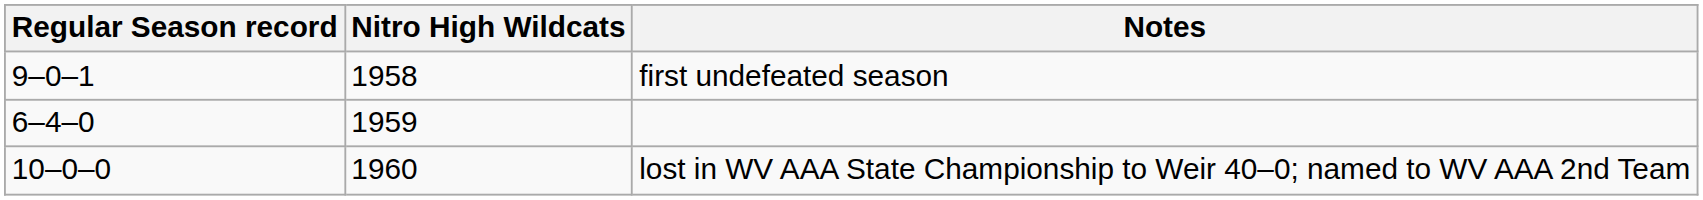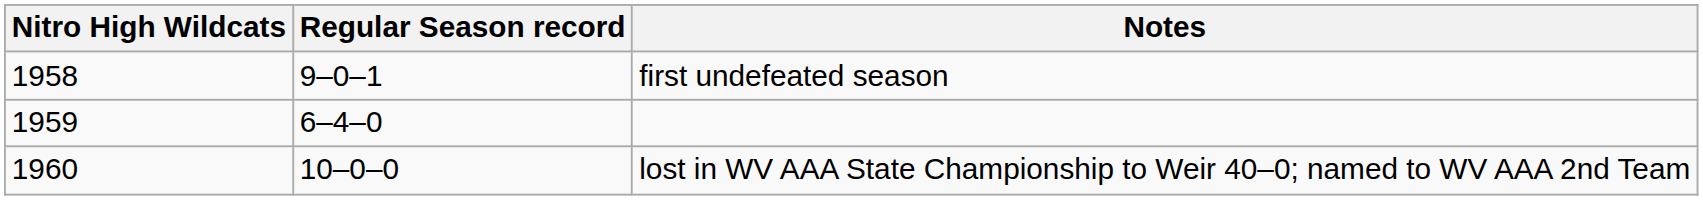columns swapped: (488, 28) <-> (175, 28)
